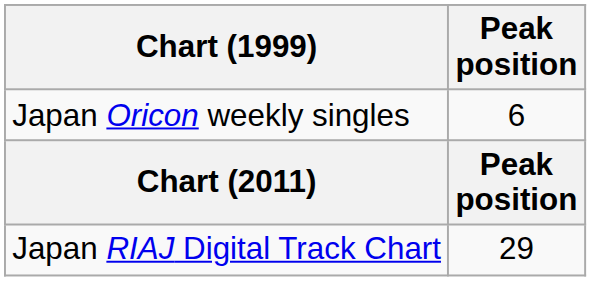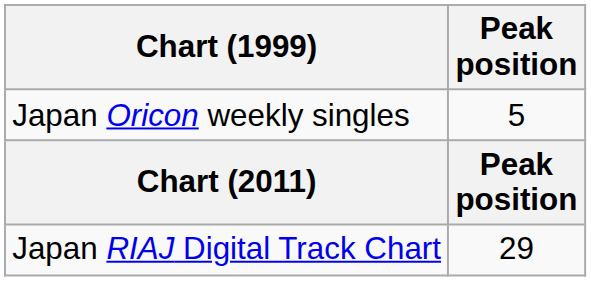(516, 114) 6 -> (516, 114) 5
